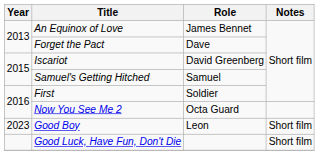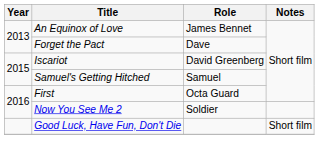(202, 93) Soldier -> (212, 93) Octa Guard
(212, 110) Octa Guard -> (202, 110) Soldier
- row: (57, 126)
